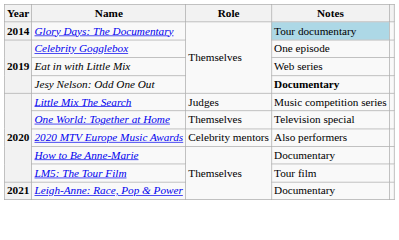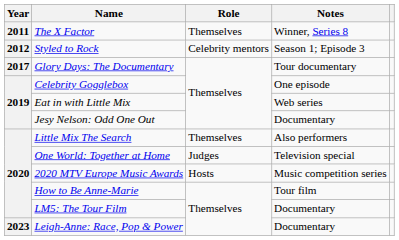+ row: (64, 31)
+ row: (67, 48)
(18, 31) 2014 -> (18, 66) 2017
(315, 31) lightblue background -> (315, 66) no background
(307, 84) bold -> (305, 119) normal
(204, 102) Judges -> (215, 137) Themselves
(330, 102) Music competition series -> (311, 137) Also performers
(215, 119) Themselves -> (204, 155) Judges
(229, 137) Celebrity mentors -> (201, 173) Hosts
(311, 137) Also performers -> (330, 173) Music competition series
(305, 155) Documentary -> (295, 191) Tour film
(295, 173) Tour film -> (305, 208) Documentary
(18, 191) 2021 -> (18, 226) 2023
